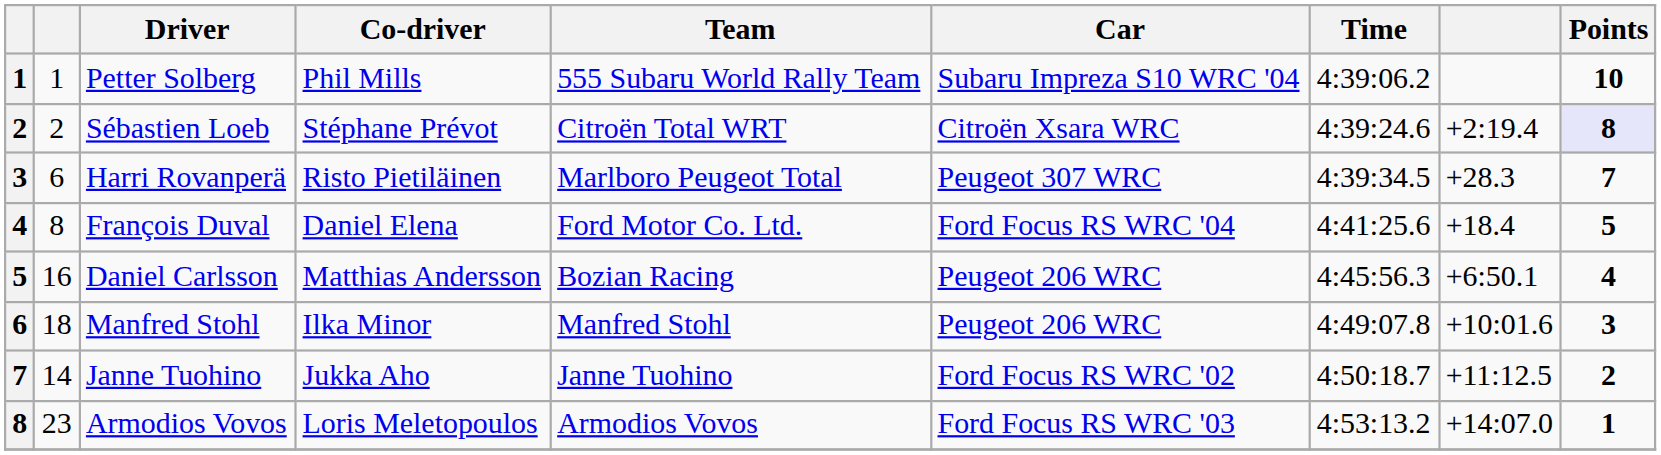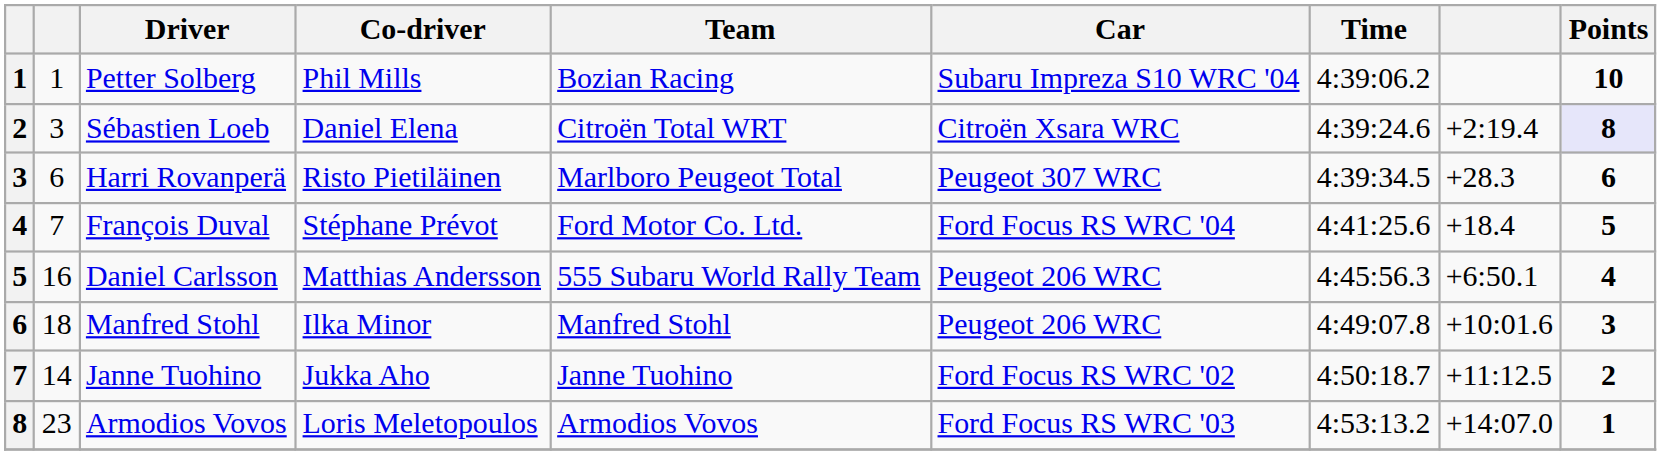(739, 78) 555 Subaru World Rally Team -> (646, 78) Bozian Racing
(57, 127) 2 -> (57, 127) 3
(400, 127) Stéphane Prévot -> (380, 127) Daniel Elena
(1609, 176) 7 -> (1609, 176) 6
(57, 226) 8 -> (57, 226) 7
(380, 226) Daniel Elena -> (400, 226) Stéphane Prévot
(646, 275) Bozian Racing -> (739, 275) 555 Subaru World Rally Team
